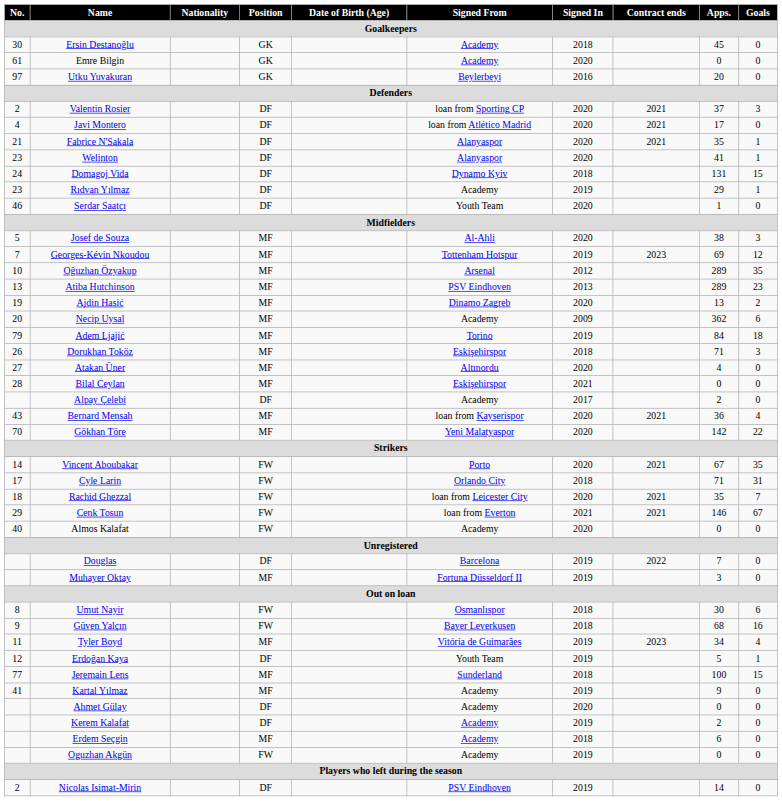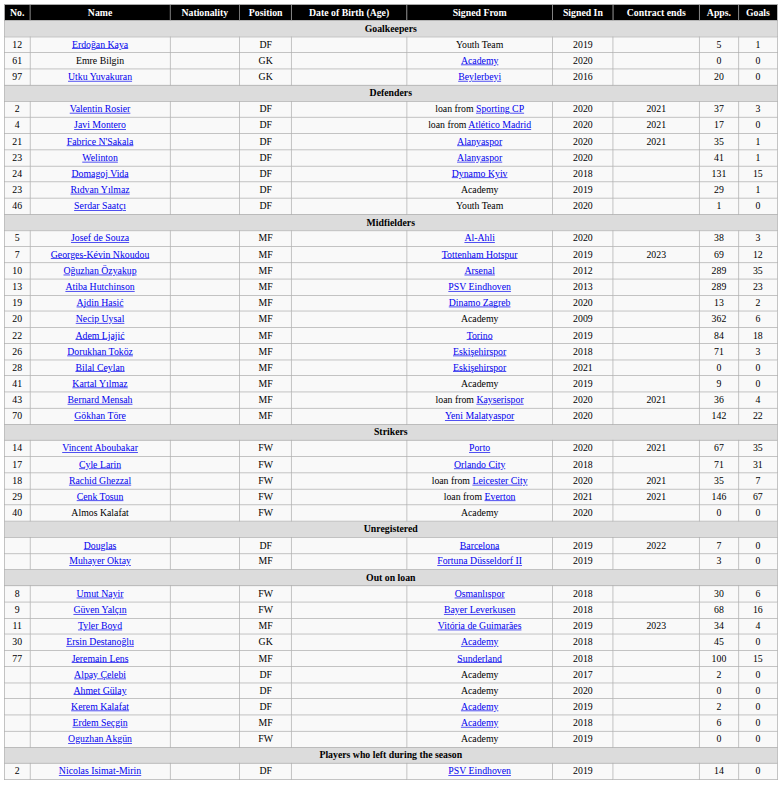rows swapped: (100, 45) <-> (100, 658)
(17, 335) 79 -> (17, 335) 22
- row: (100, 368)
rows swapped: (100, 691) <-> (100, 400)
